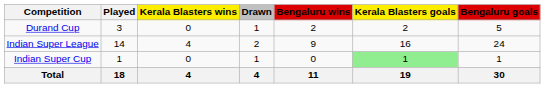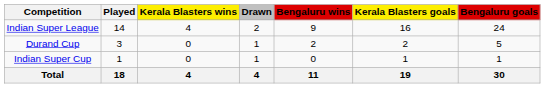rows swapped: (53, 43) <-> (53, 28)
(405, 59) lightgreen background -> (405, 59) no background
